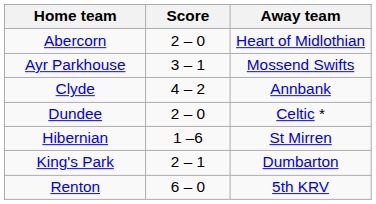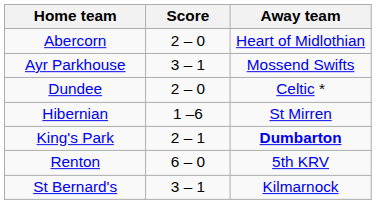- row: (75, 89)
(301, 162) normal -> (301, 138) bold
+ row: (75, 187)
